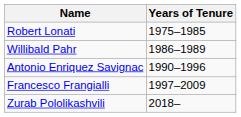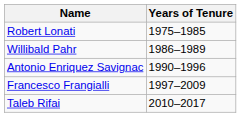+ row: (33, 103)
- row: (56, 103)
